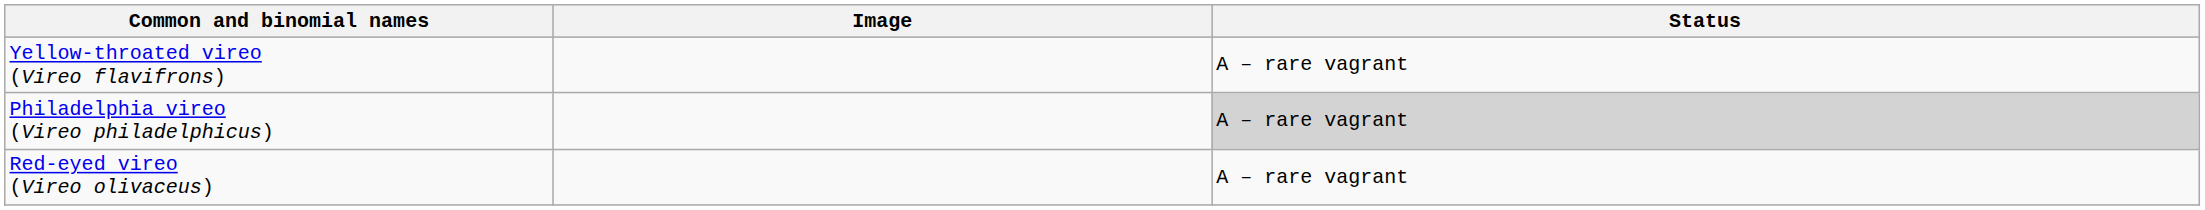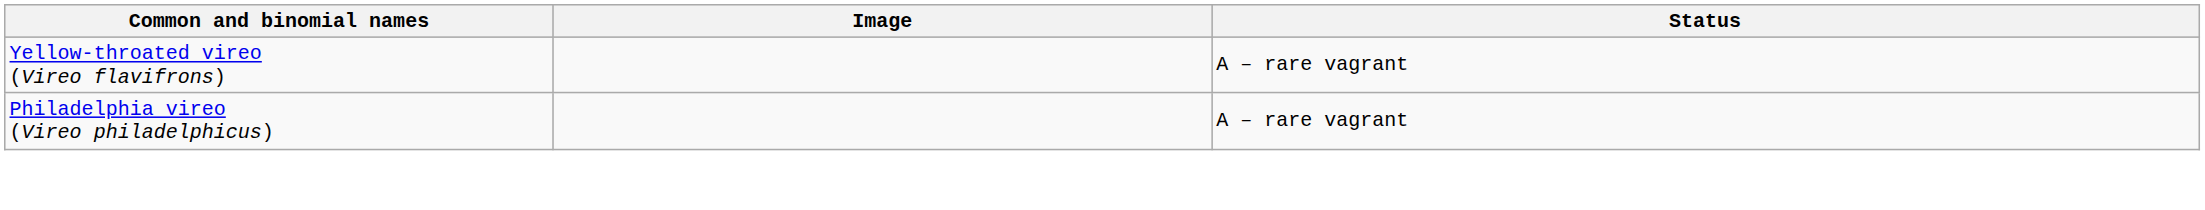(1312, 121) lightgrey background -> (1312, 121) no background
- row: (112, 177)
